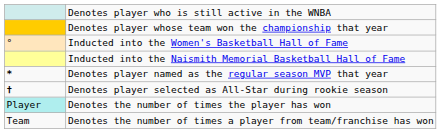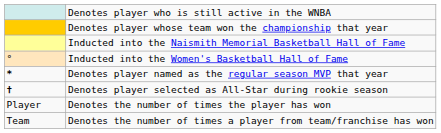rows swapped: (208, 43) <-> (237, 58)
(24, 105) paleturquoise background -> (24, 105) no background
